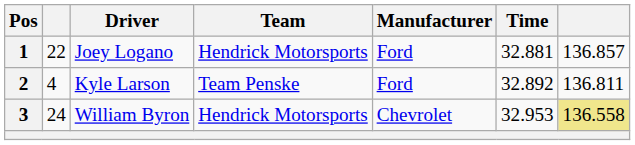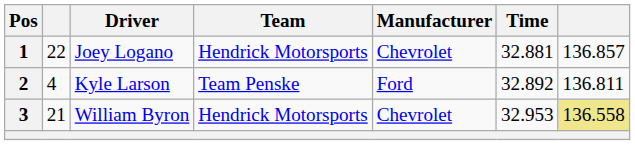(395, 52) Ford -> (414, 52) Chevrolet
(56, 115) 24 -> (56, 115) 21
